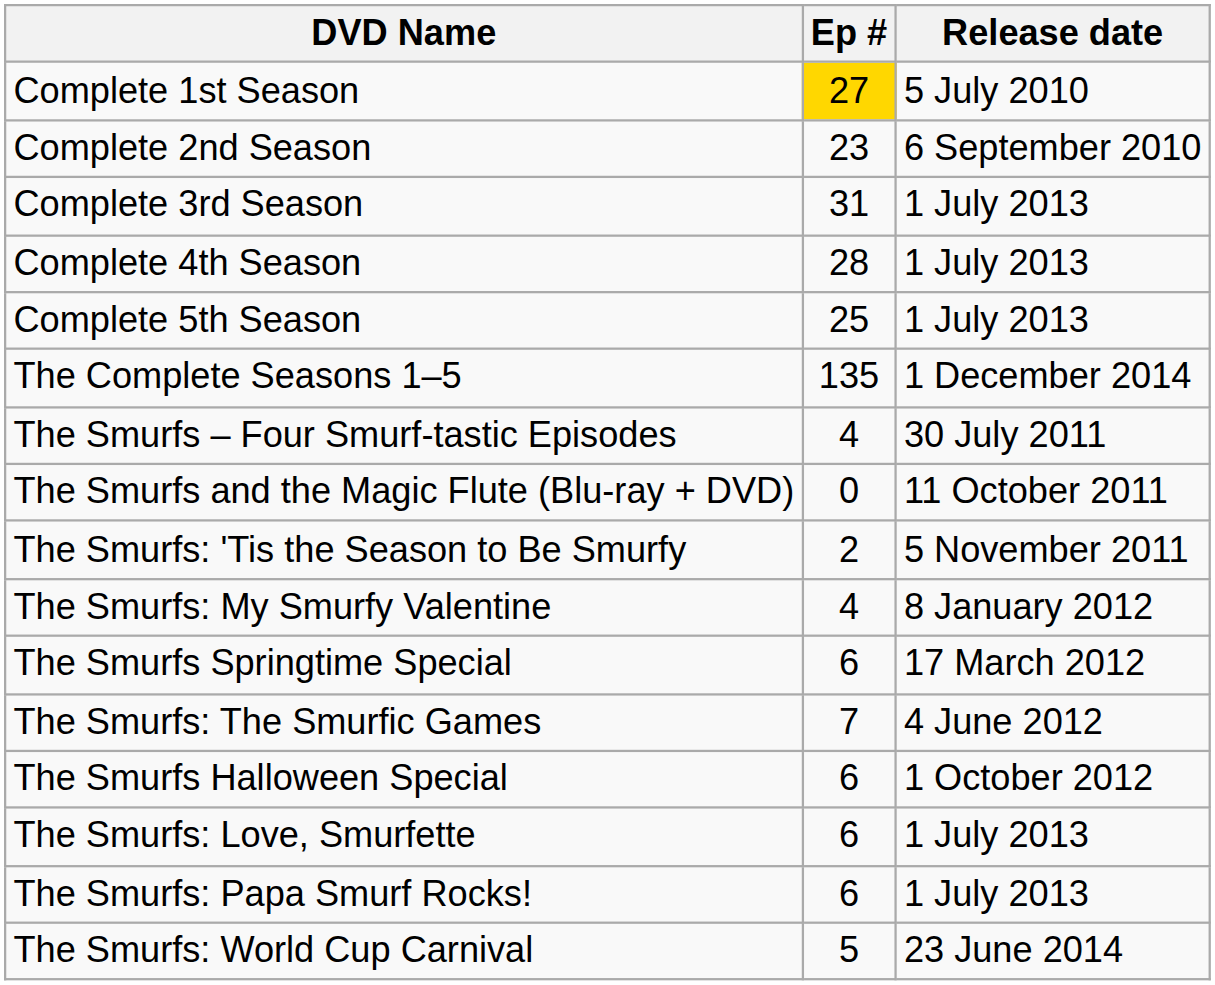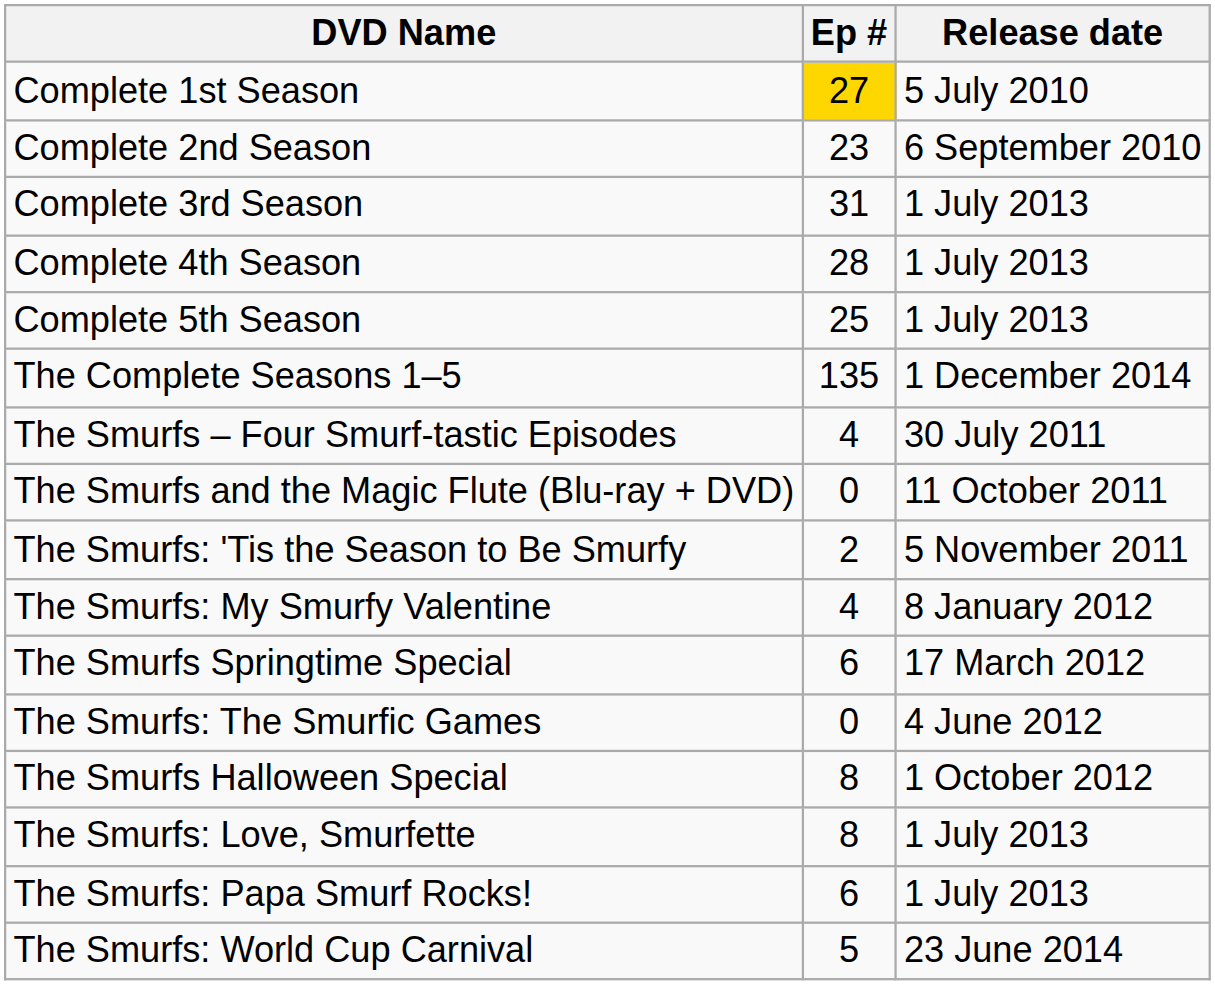(849, 721) 7 -> (849, 721) 0
(849, 778) 6 -> (849, 778) 8
(849, 836) 6 -> (849, 836) 8
